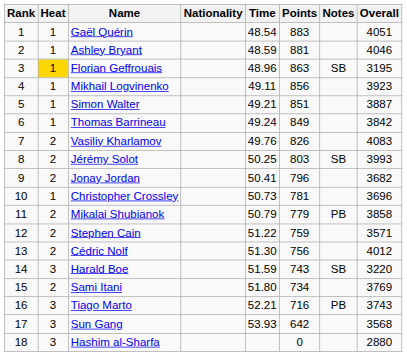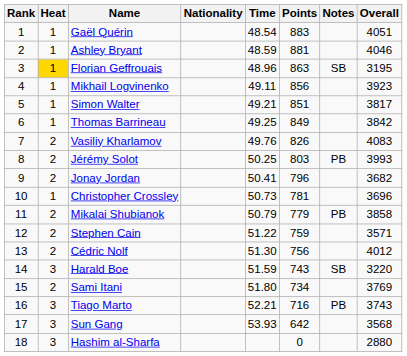(379, 104) 3887 -> (379, 104) 3817
(262, 123) 49.24 -> (262, 123) 49.25
(339, 159) SB -> (339, 159) PB
